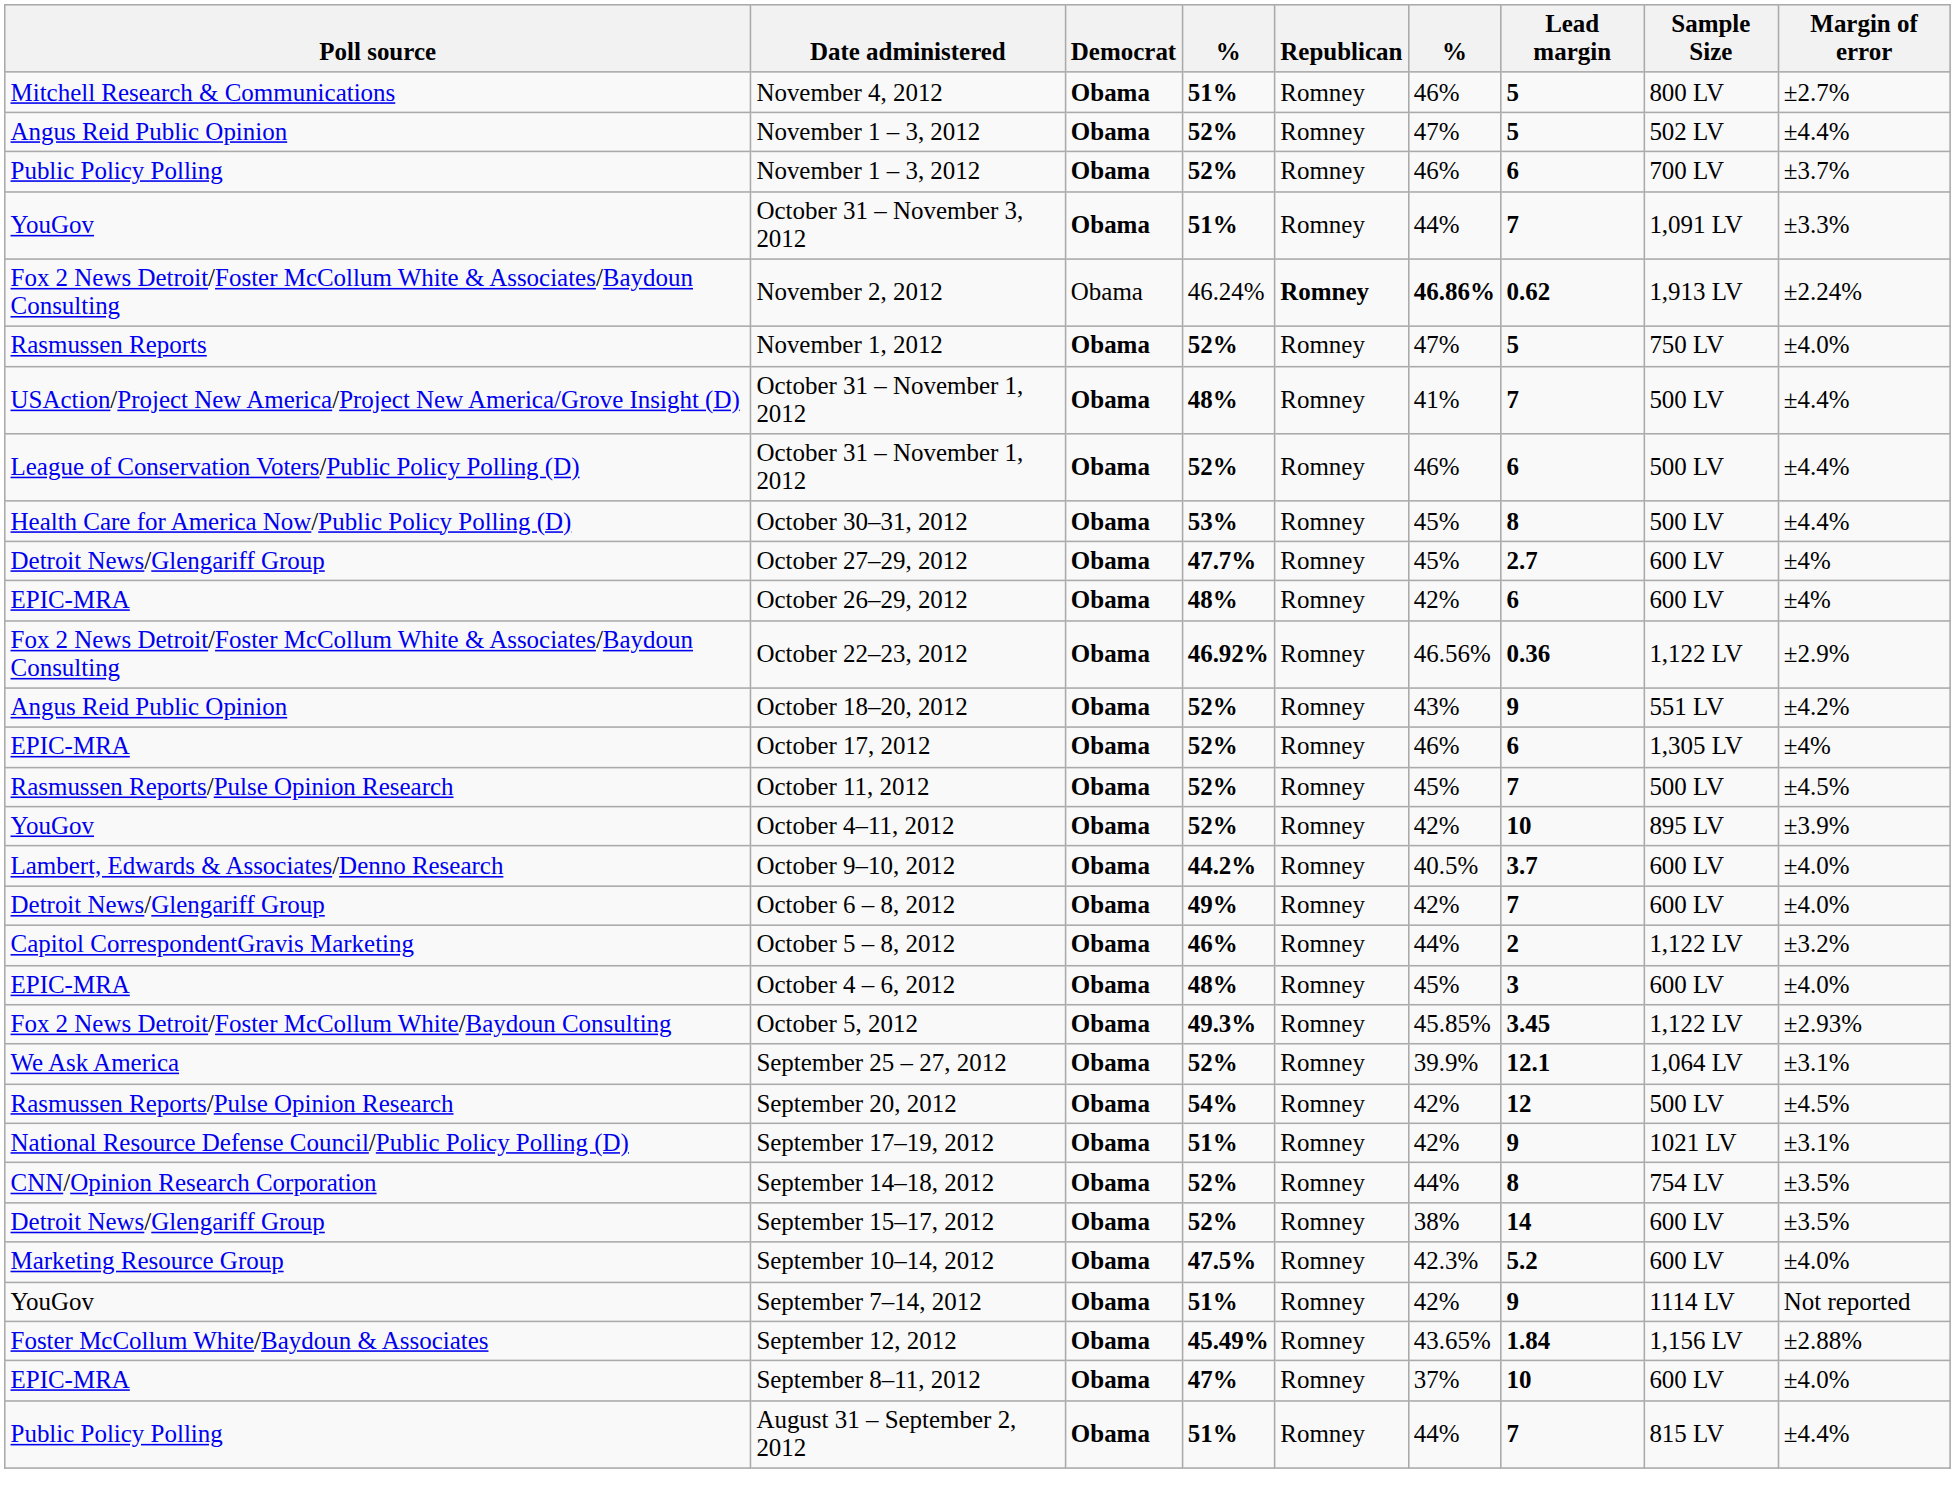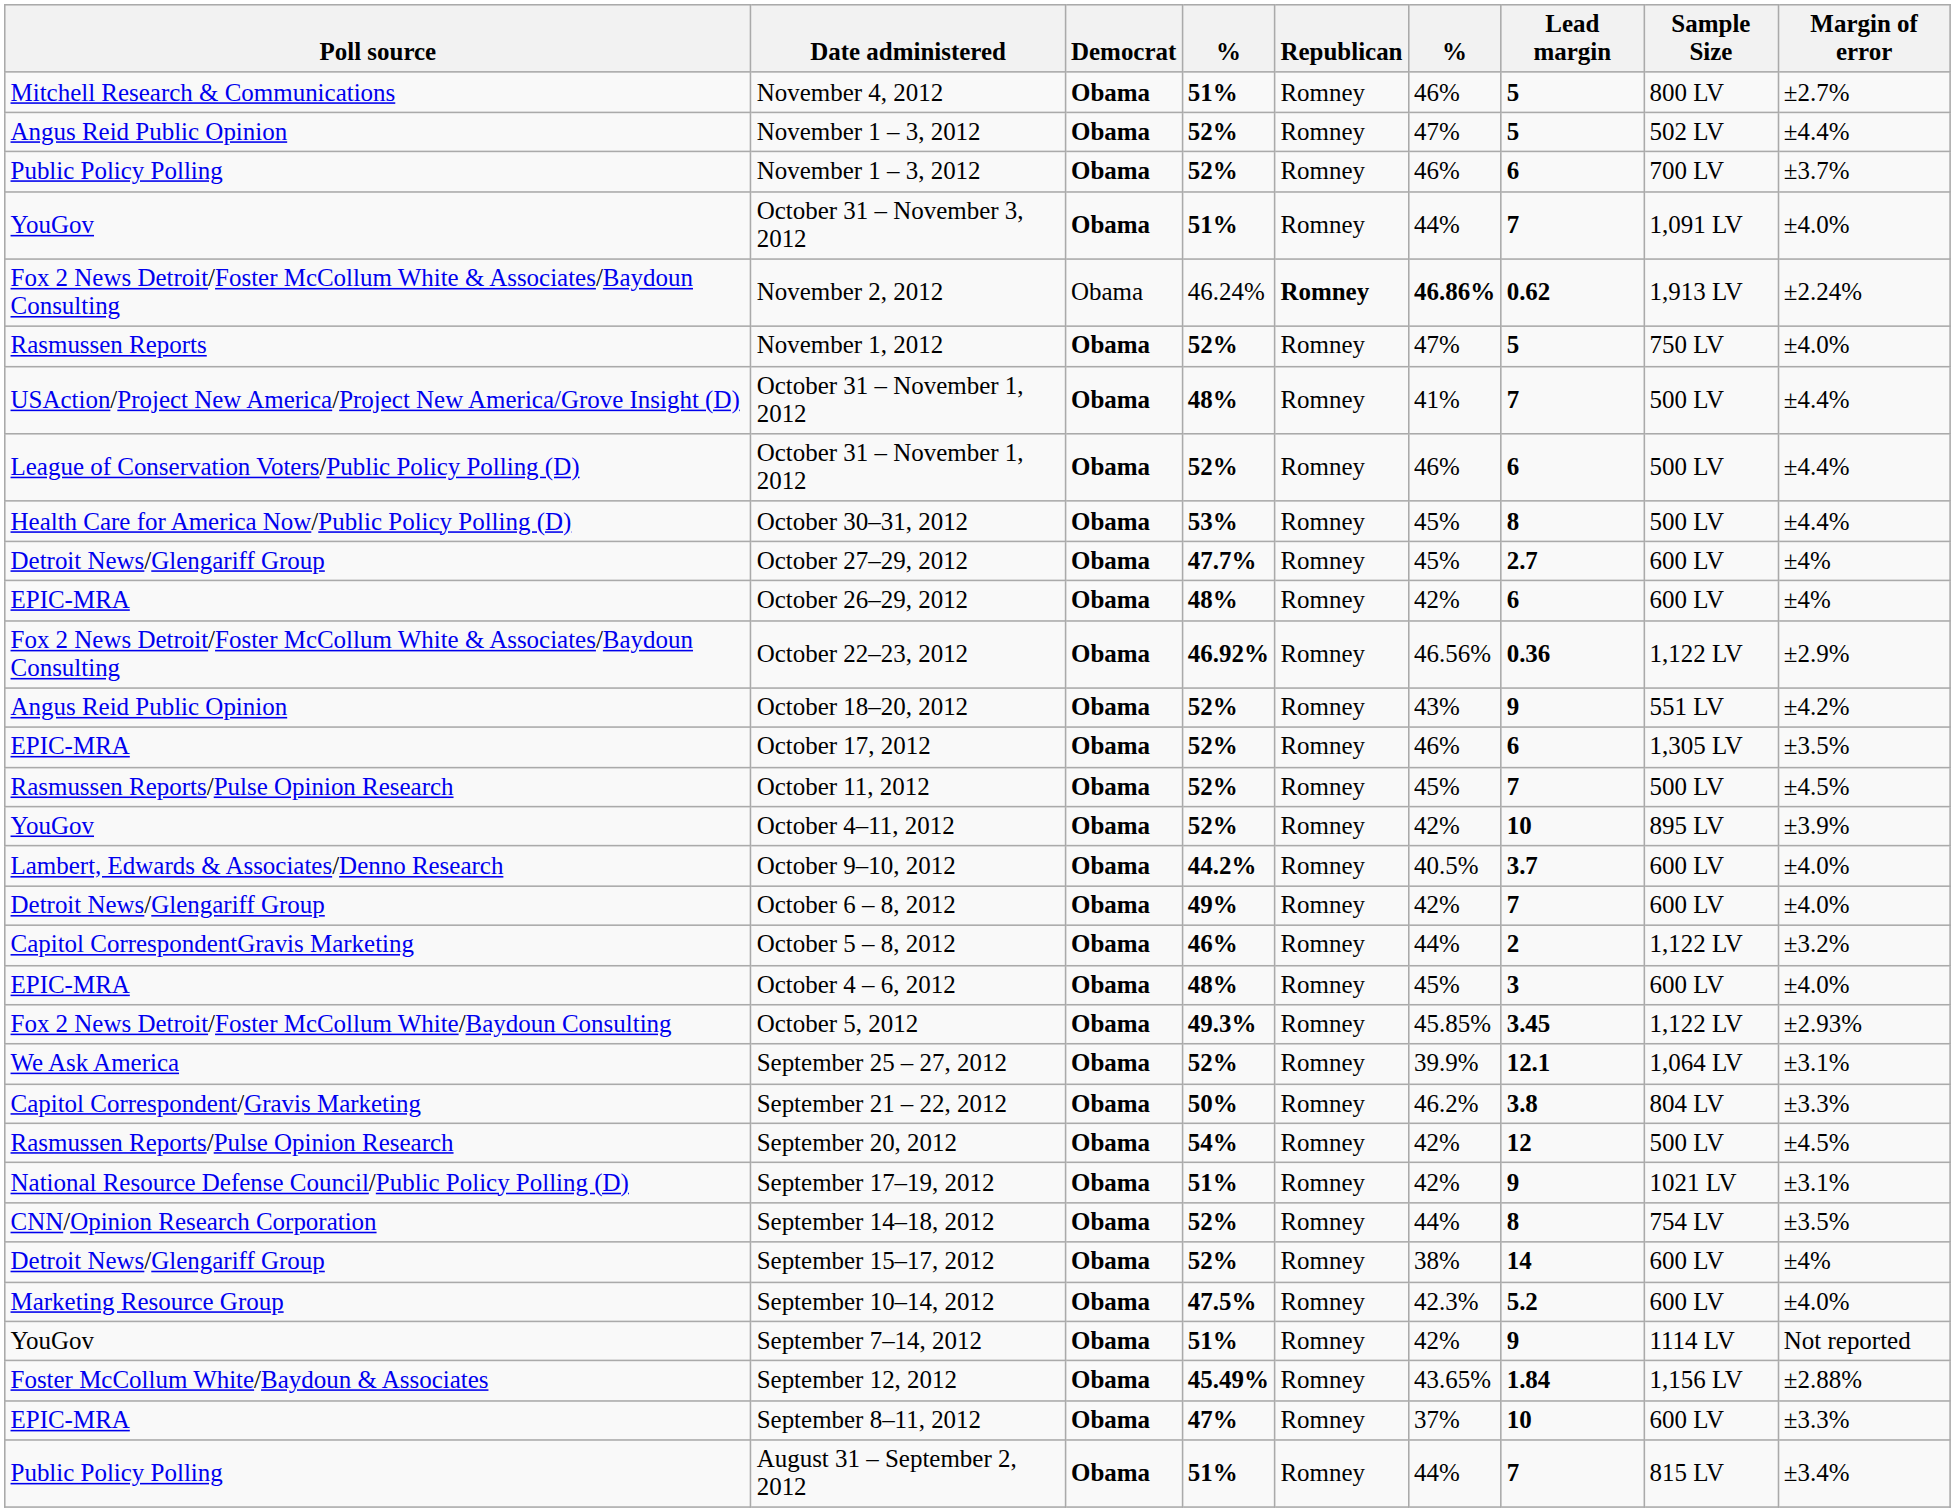(1817, 224) ±3.3% -> (1817, 224) ±4.0%
(1807, 746) ±4% -> (1817, 746) ±3.5%
+ row: (216, 1103)
(1817, 1221) ±3.5% -> (1807, 1261) ±4%
(1817, 1380) ±4.0% -> (1817, 1419) ±3.3%
(1817, 1433) ±4.4% -> (1817, 1473) ±3.4%
